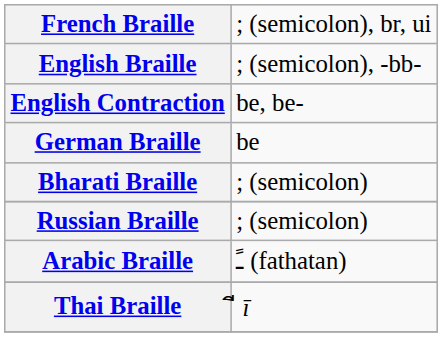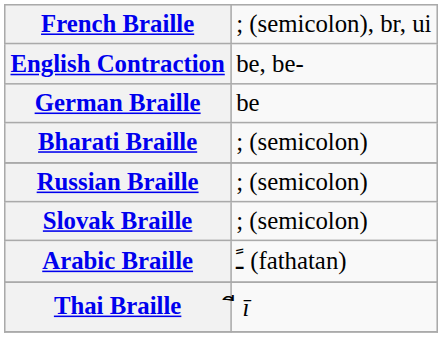- row: (118, 63)
+ row: (118, 220)
